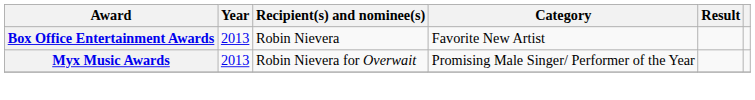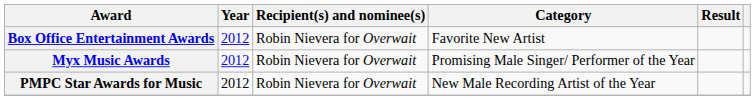(235, 38) 2013 -> (235, 38) 2012
(298, 38) Robin Nievera -> (336, 38) Robin Nievera for Overwait
(235, 60) 2013 -> (235, 60) 2012
+ row: (111, 83)
